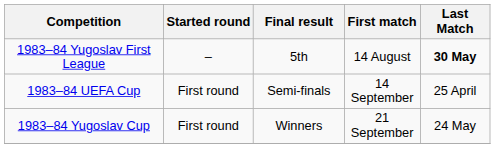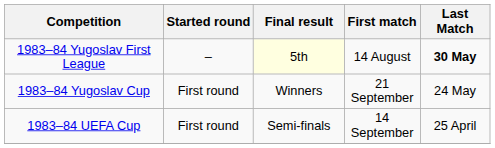(299, 56) no background -> (299, 56) lightyellow background
rows swapped: (84, 125) <-> (84, 91)
